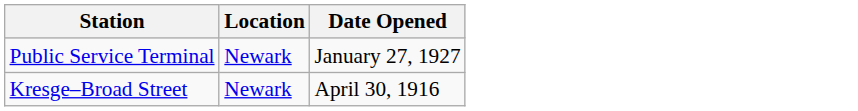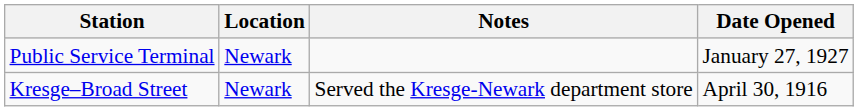+ column: (504, 21)
